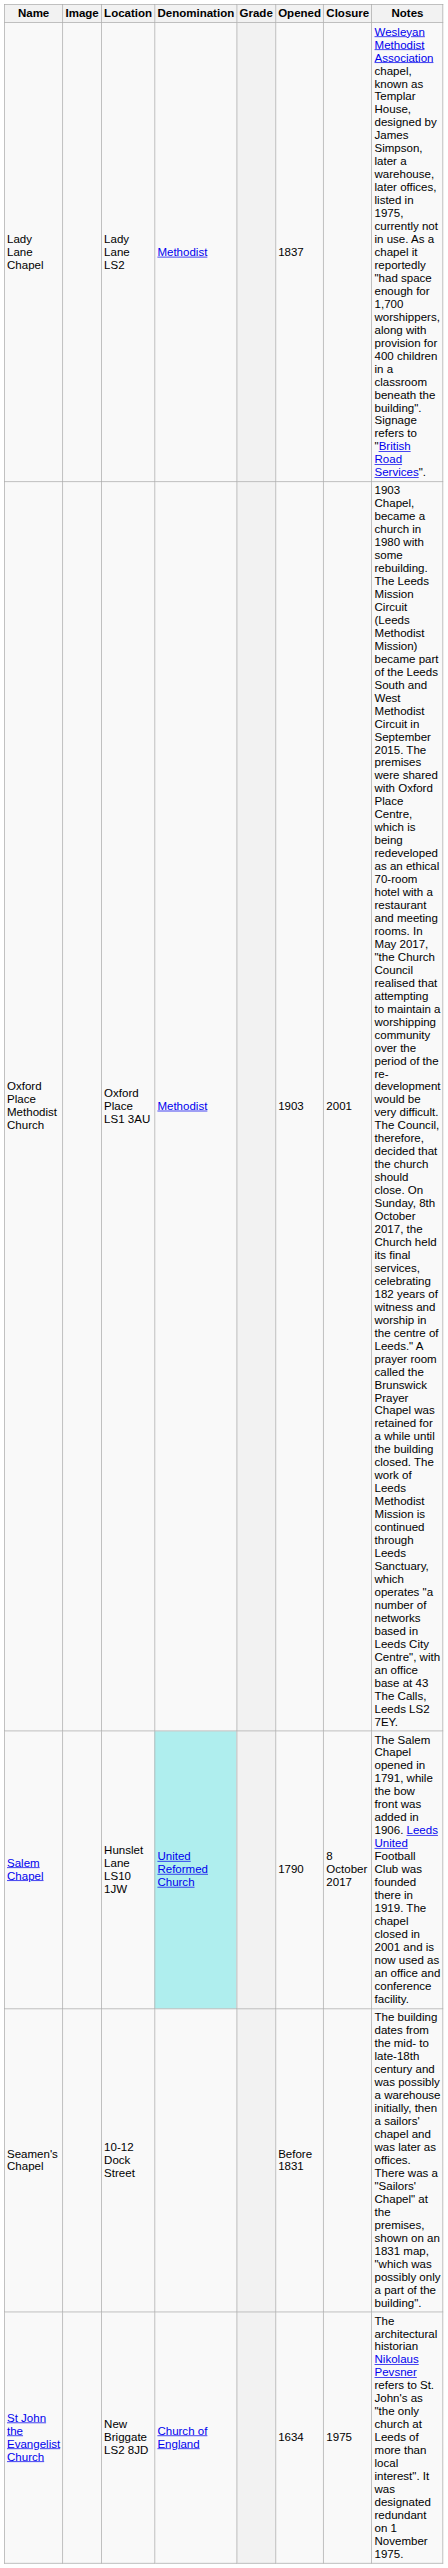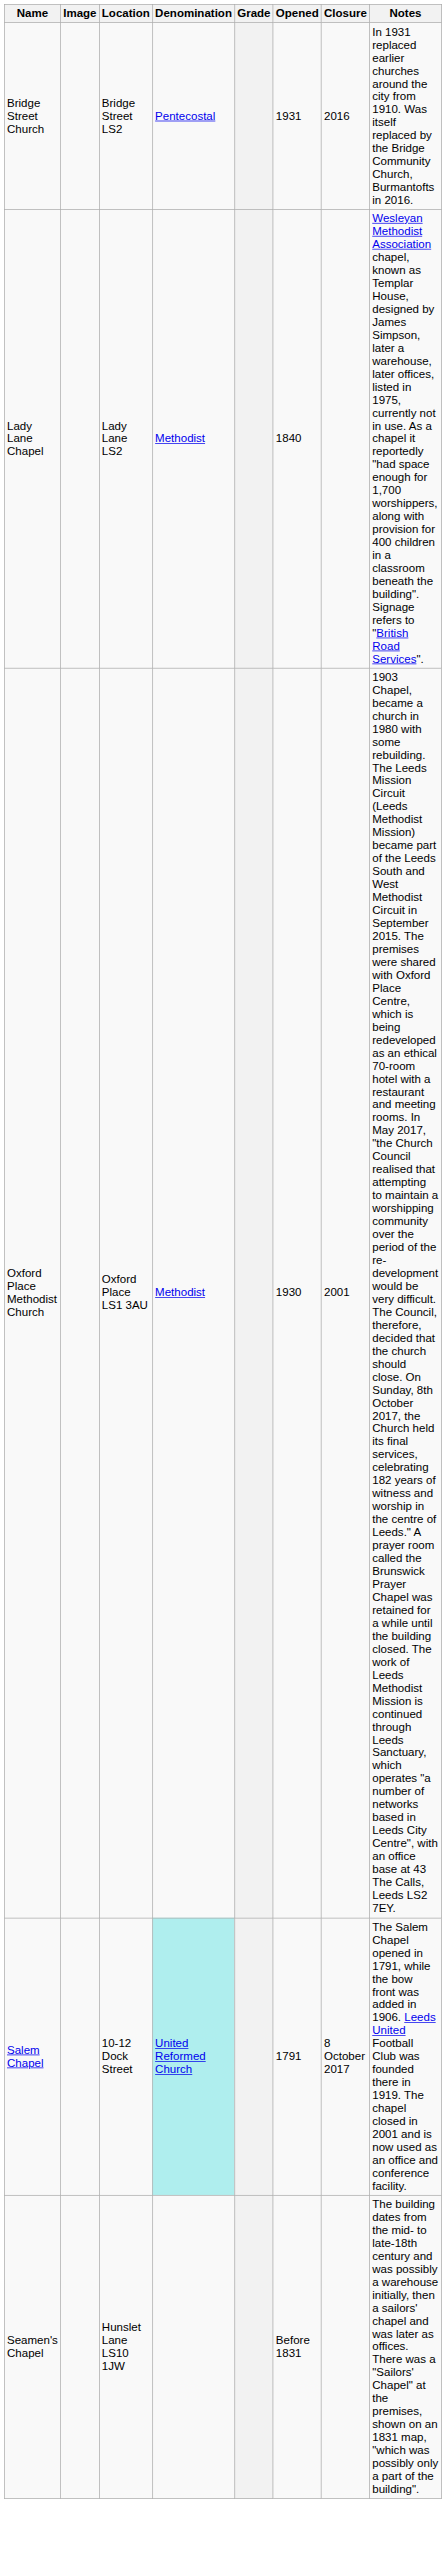+ row: (26, 116)
(291, 252) 1837 -> (289, 438) 1840
(291, 1106) 1903 -> (289, 1293) 1930
(124, 1869) Hunslet Lane LS10 1JW -> (117, 2056) 10-12 Dock Street
(291, 1869) 1790 -> (289, 2056) 1791
(119, 2160) 10-12 Dock Street -> (121, 2347) Hunslet Lane LS10 1JW
- row: (34, 2437)
